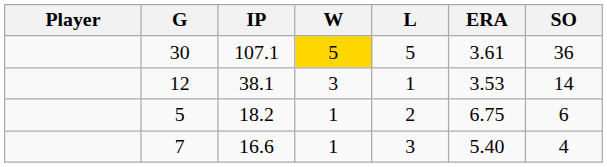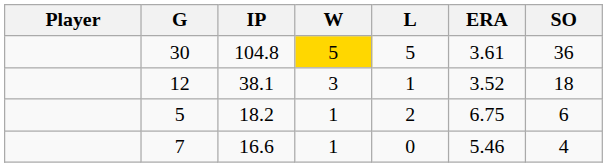(256, 51) 107.1 -> (256, 51) 104.8
(487, 83) 3.53 -> (487, 83) 3.52
(564, 83) 14 -> (564, 83) 18
(410, 146) 3 -> (410, 146) 0
(487, 146) 5.40 -> (487, 146) 5.46
